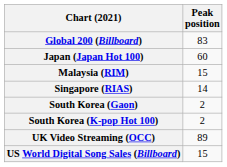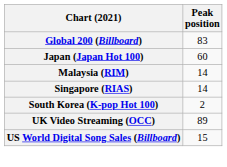(202, 72) 15 -> (202, 72) 14
- row: (93, 105)
